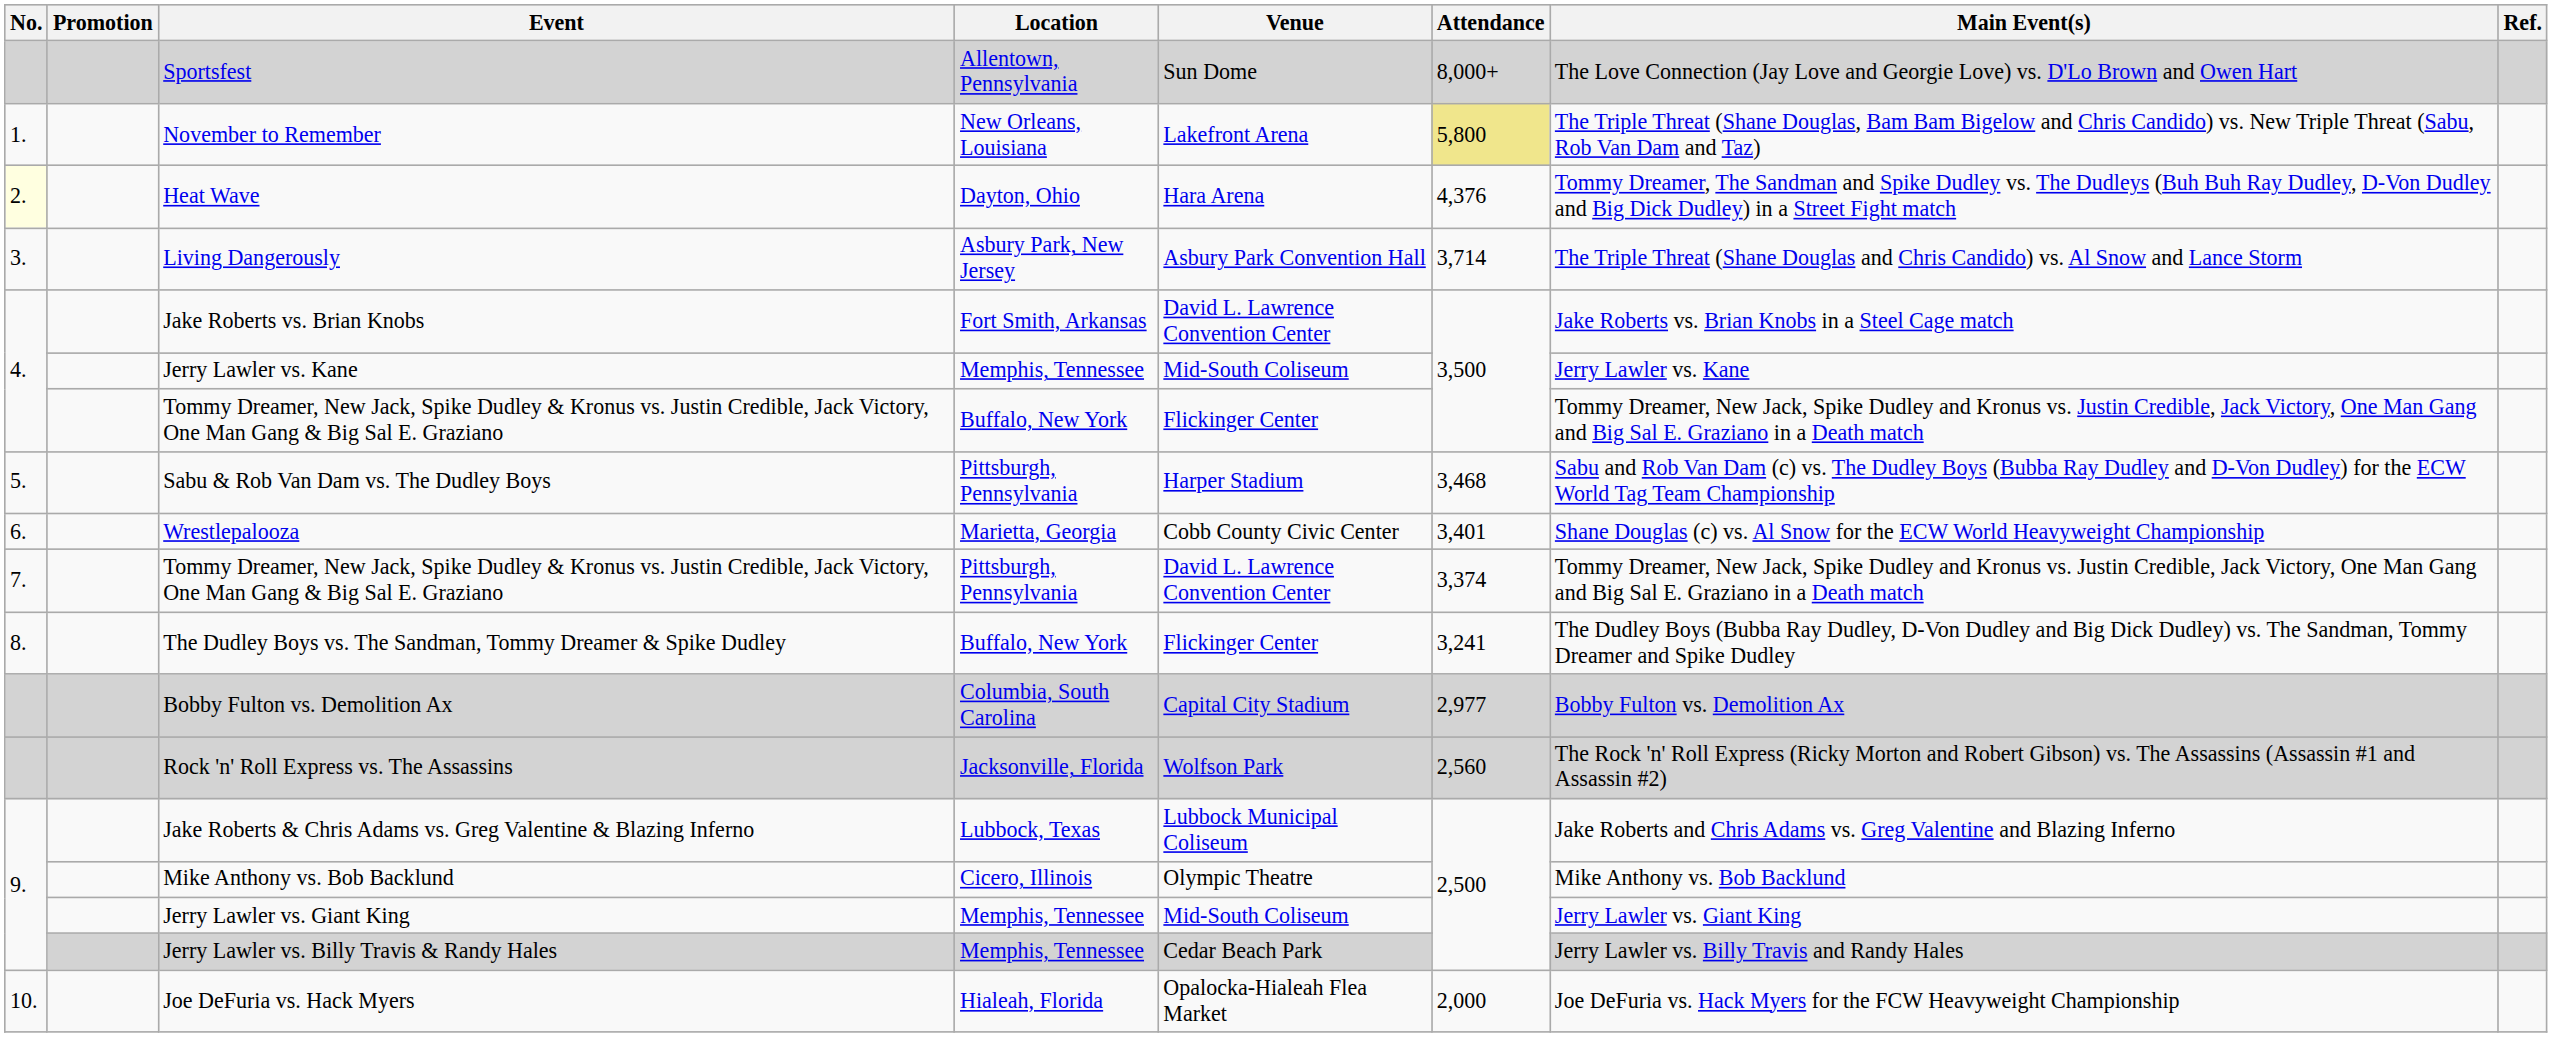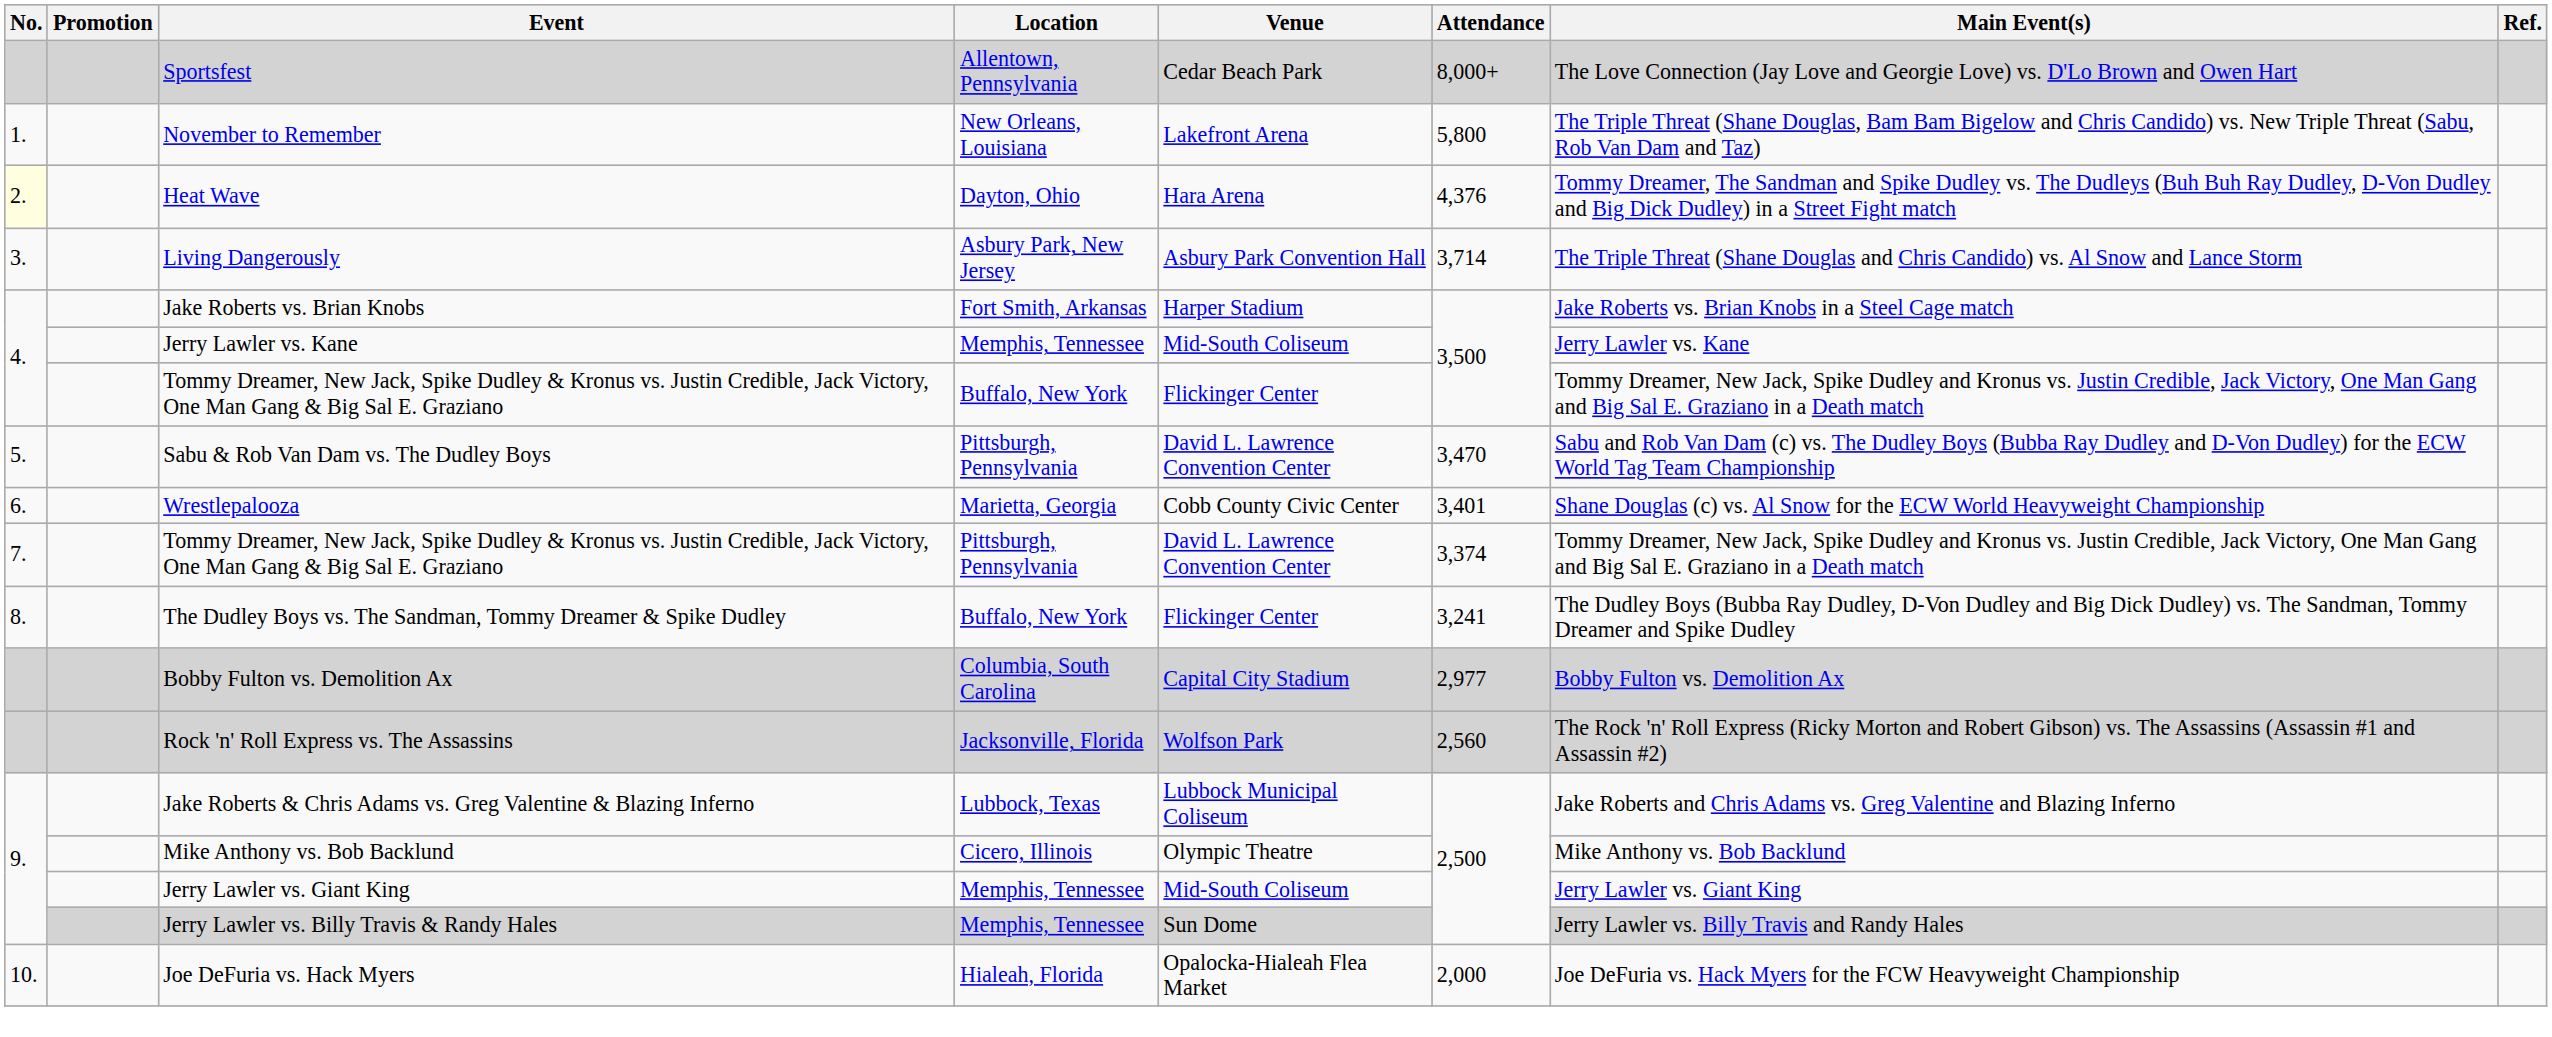(1210, 71) Sun Dome -> (1243, 71) Cedar Beach Park
(1462, 133) khaki background -> (1462, 133) no background
(1249, 320) David L. Lawrence Convention Center -> (1233, 307) Harper Stadium
(1233, 481) Harper Stadium -> (1249, 455) David L. Lawrence Convention Center
(1462, 481) 3,468 -> (1462, 455) 3,470
(1243, 951) Cedar Beach Park -> (1210, 925) Sun Dome
